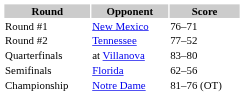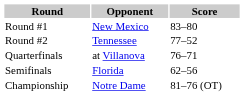(184, 26) 76–71 -> (184, 26) 83–80
(184, 56) 83–80 -> (184, 56) 76–71
